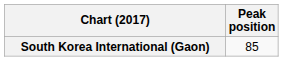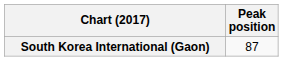(252, 46) 85 -> (252, 46) 87
